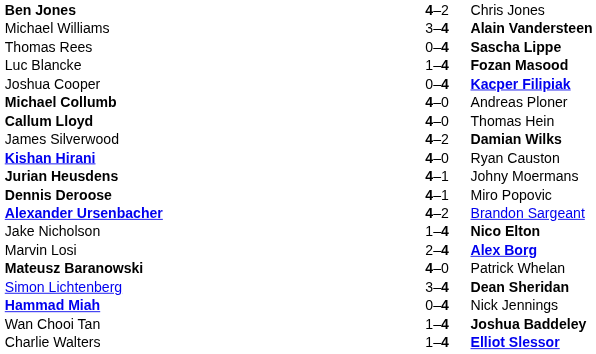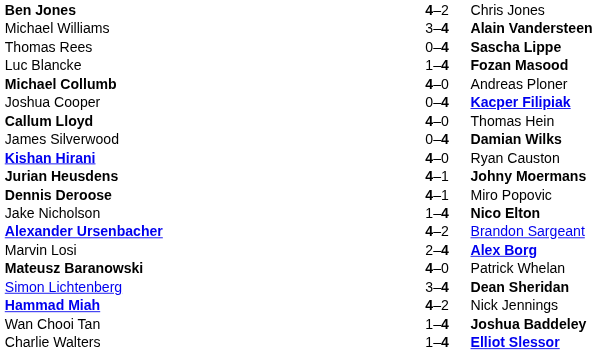rows swapped: (53, 84) <-> (61, 102)
(437, 139) 4–2 -> (437, 139) 0–4
(524, 176) normal -> (528, 176) bold
rows swapped: (84, 213) <-> (52, 232)
(437, 306) 0–4 -> (437, 306) 4–2
